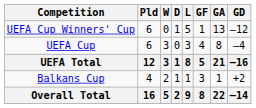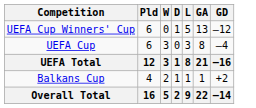- column: (202, 13)
